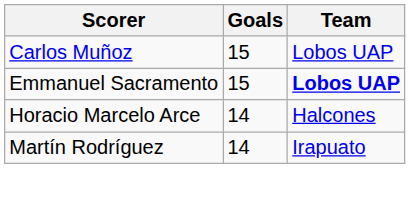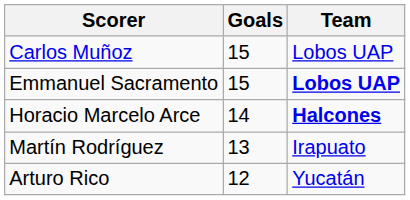(334, 115) normal -> (337, 115) bold
(239, 147) 14 -> (239, 147) 13
+ row: (59, 178)
